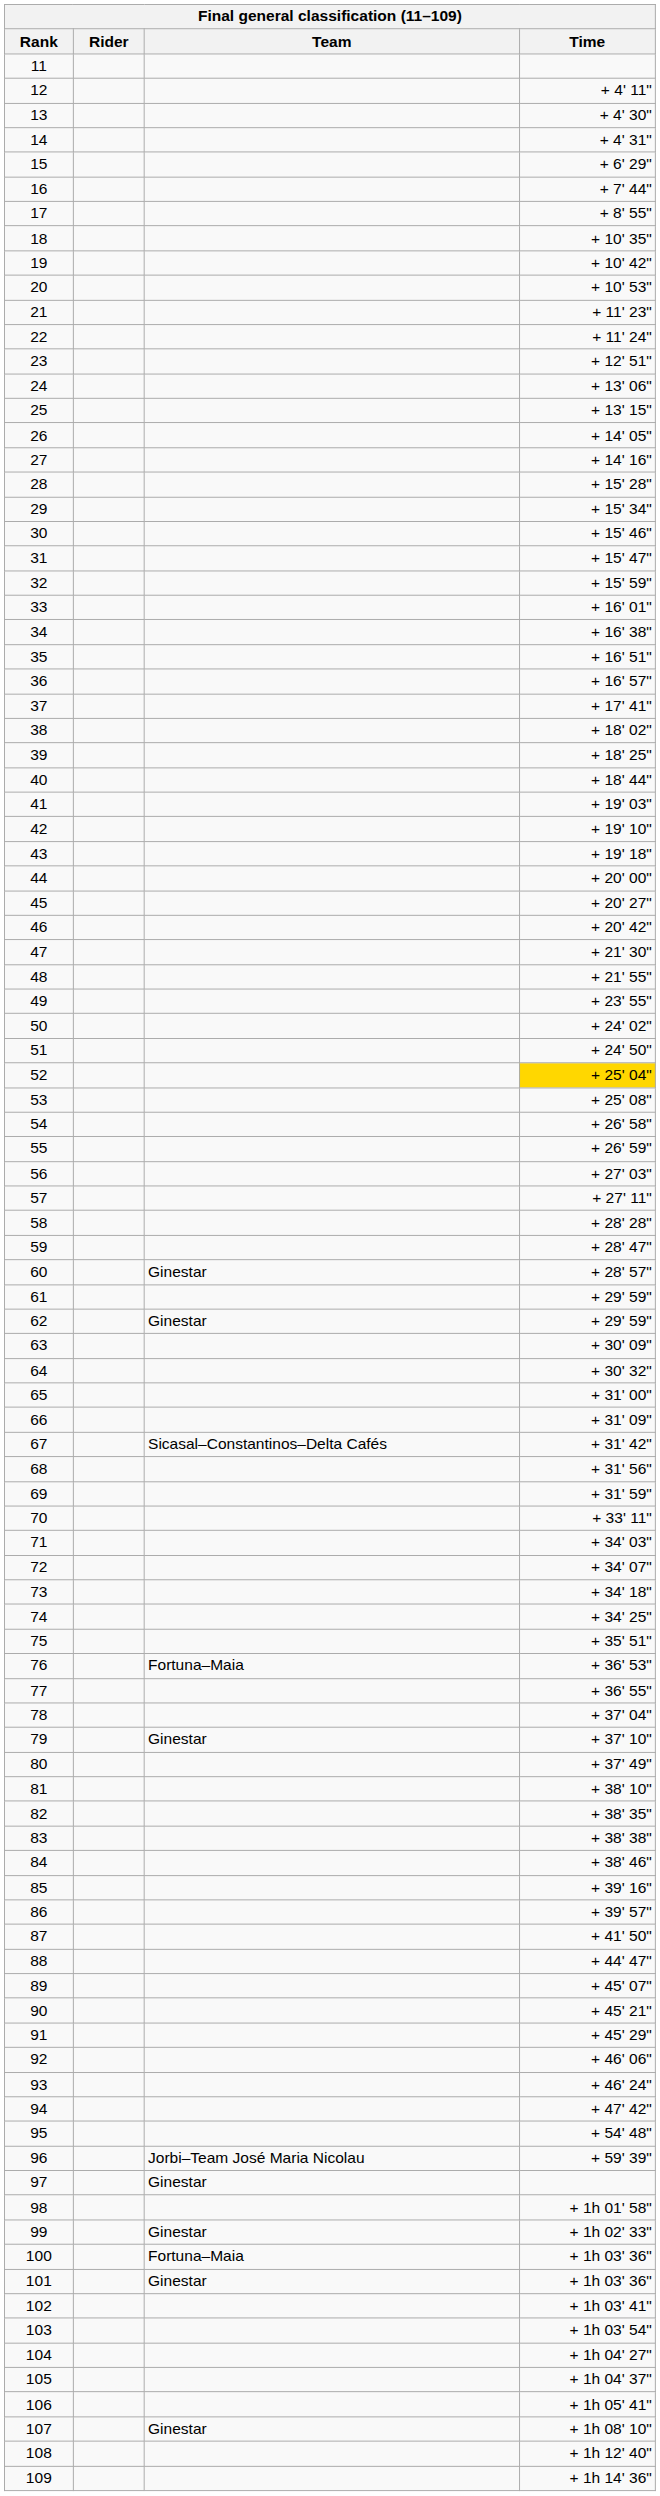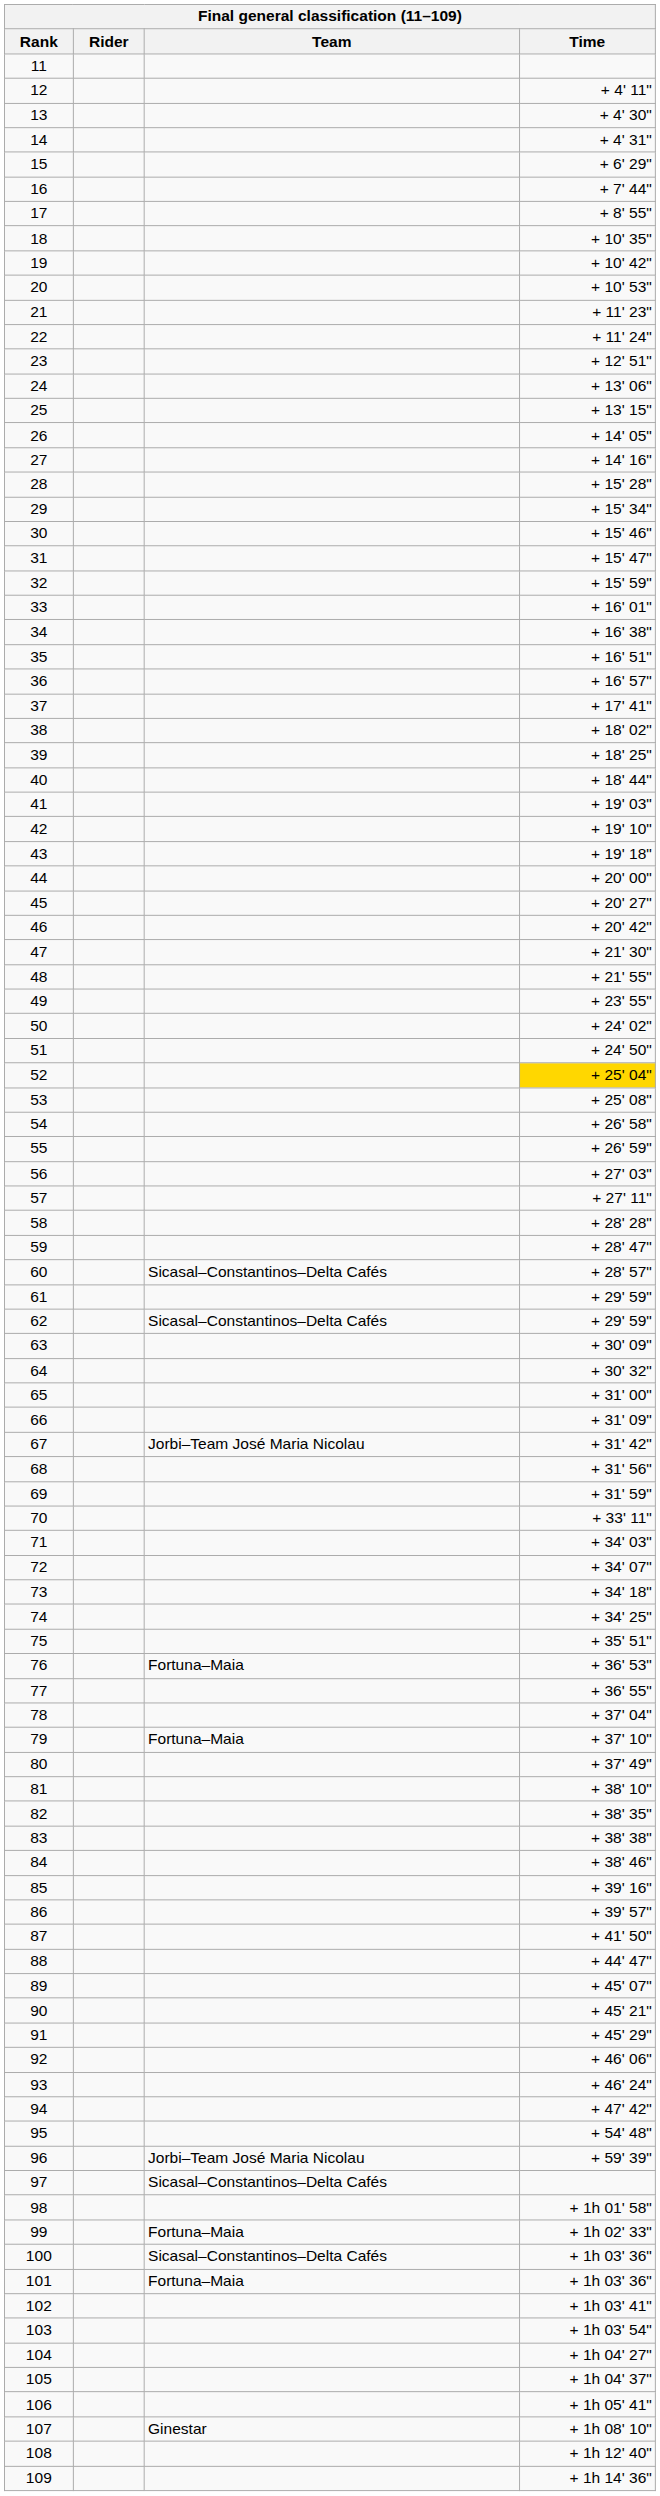(177, 1272) Ginestar -> (268, 1272) Sicasal–Constantinos–Delta Cafés
(177, 1321) Ginestar -> (268, 1321) Sicasal–Constantinos–Delta Cafés
(268, 1444) Sicasal–Constantinos–Delta Cafés -> (256, 1444) Jorbi–Team José Maria Nicolau
(177, 1739) Ginestar -> (196, 1739) Fortuna–Maia
(177, 2182) Ginestar -> (268, 2182) Sicasal–Constantinos–Delta Cafés
(177, 2232) Ginestar -> (196, 2232) Fortuna–Maia
(196, 2256) Fortuna–Maia -> (268, 2256) Sicasal–Constantinos–Delta Cafés
(177, 2281) Ginestar -> (196, 2281) Fortuna–Maia
